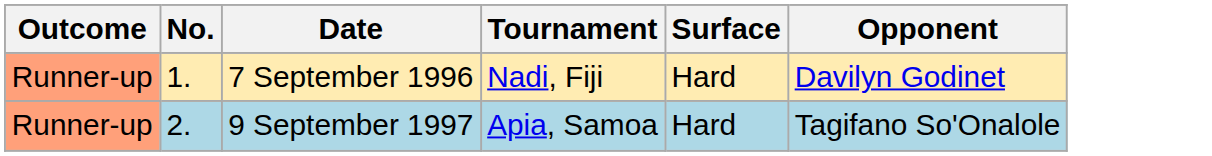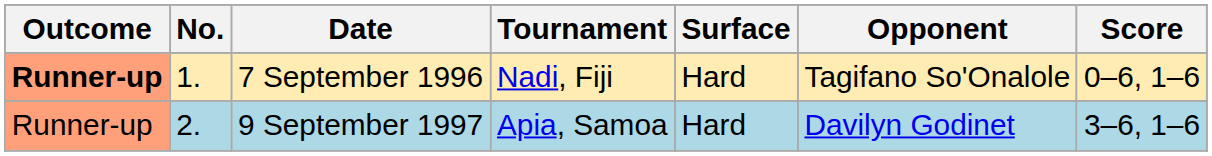+ column: (1142, 28)
(82, 76) normal -> (87, 76) bold
(900, 76) Davilyn Godinet -> (937, 76) Tagifano So'Onalole
(928, 124) Tagifano So'Onalole -> (910, 124) Davilyn Godinet
